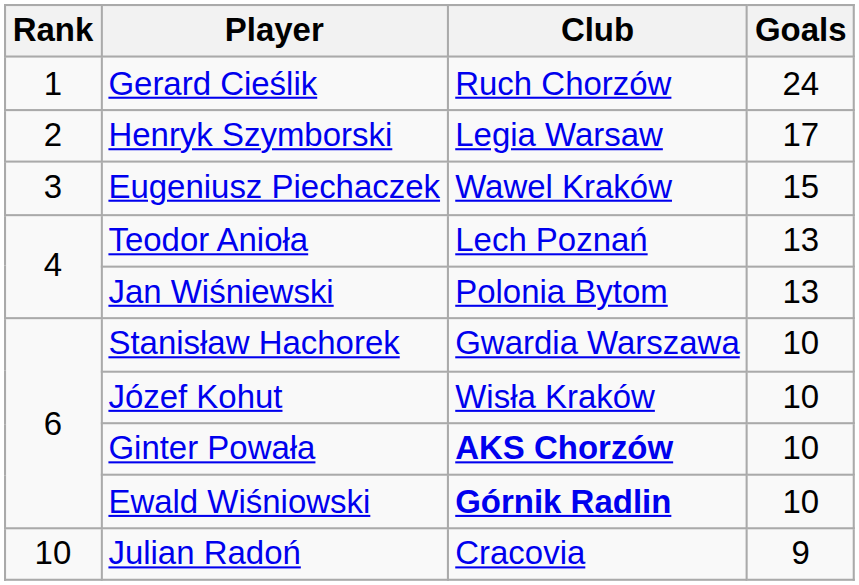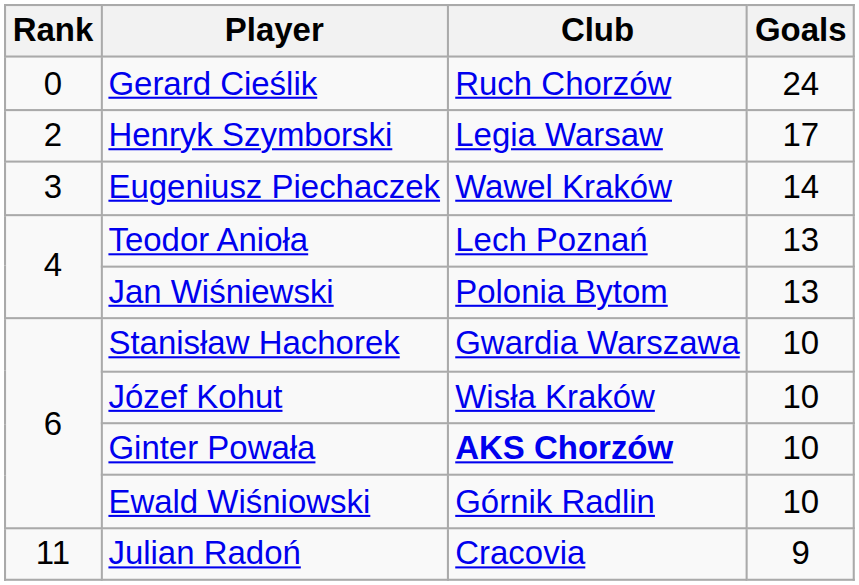(53, 82) 1 -> (53, 82) 0
(801, 187) 15 -> (801, 187) 14
(563, 501) bold -> (555, 501) normal
(53, 553) 10 -> (53, 553) 11
